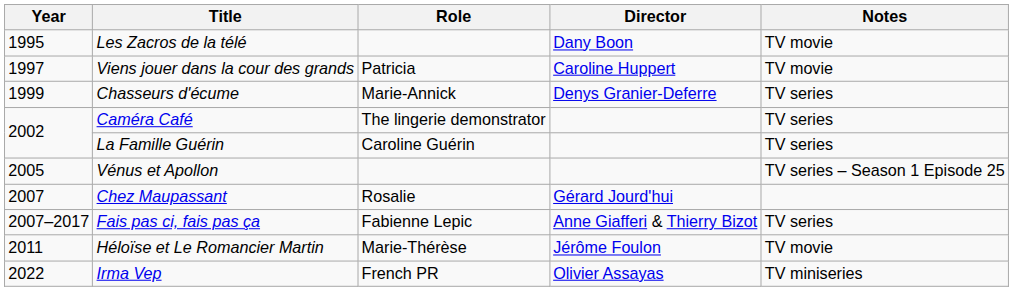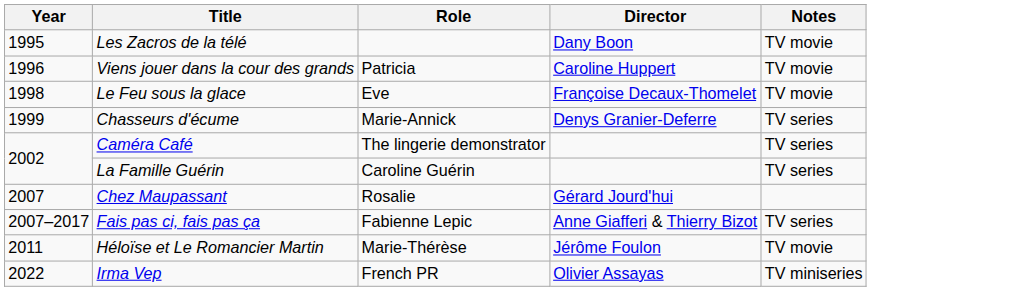(26, 68) 1997 -> (26, 68) 1996
+ row: (171, 94)
- row: (157, 171)
